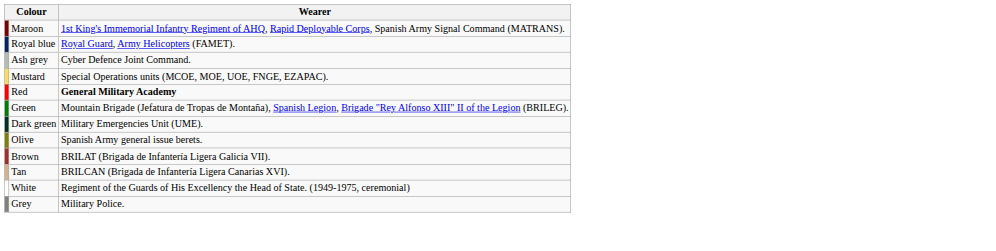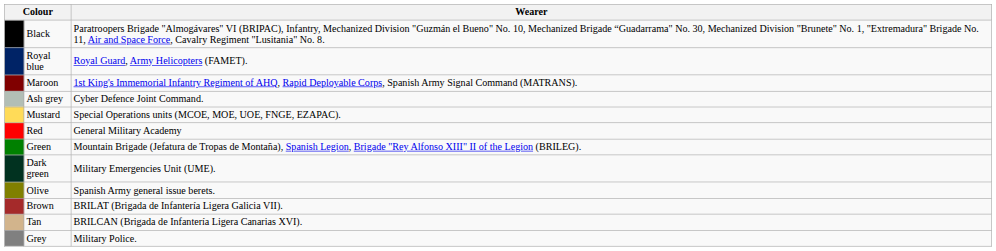+ row: (38, 34)
rows swapped: (27, 28) <-> (33, 44)
(119, 92) bold -> (128, 131) normal
- row: (24, 188)
